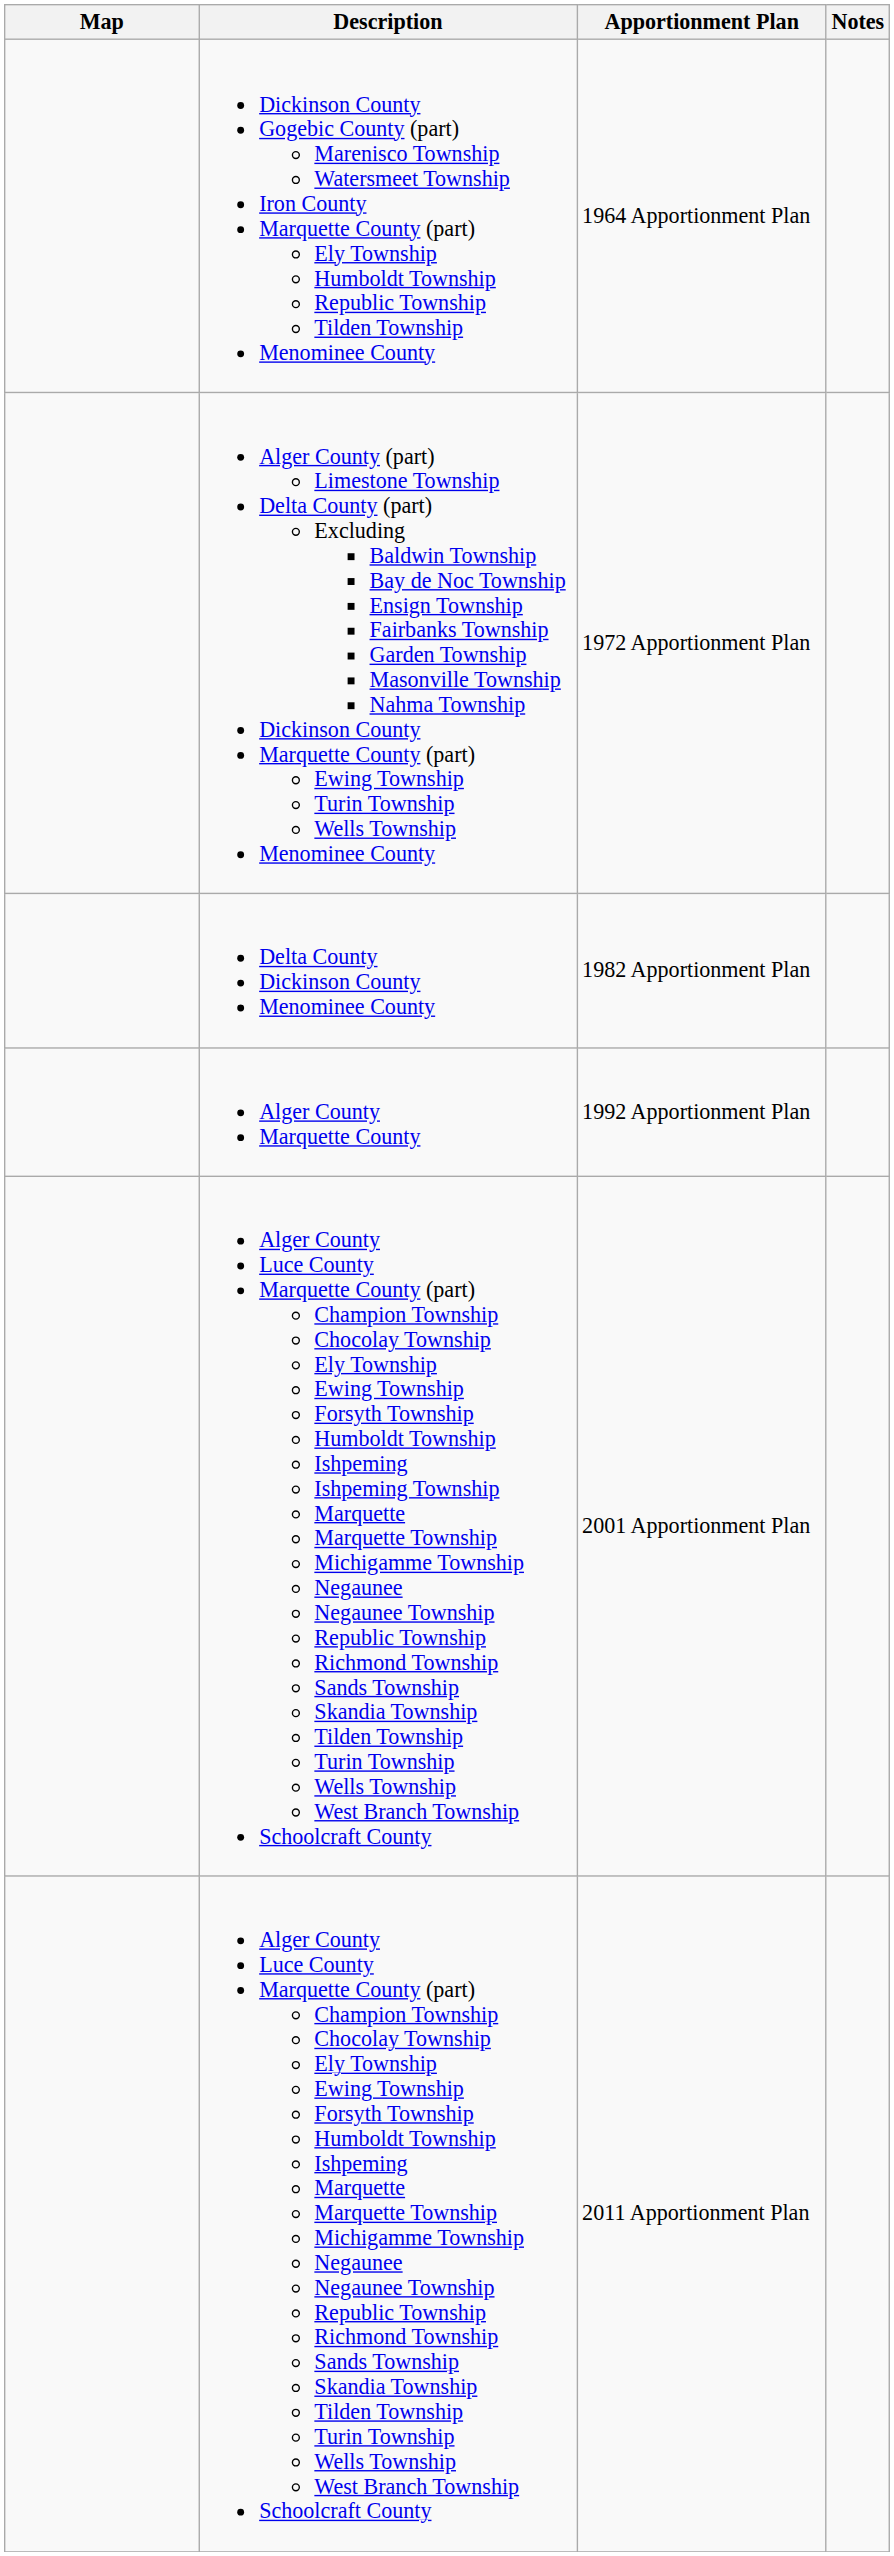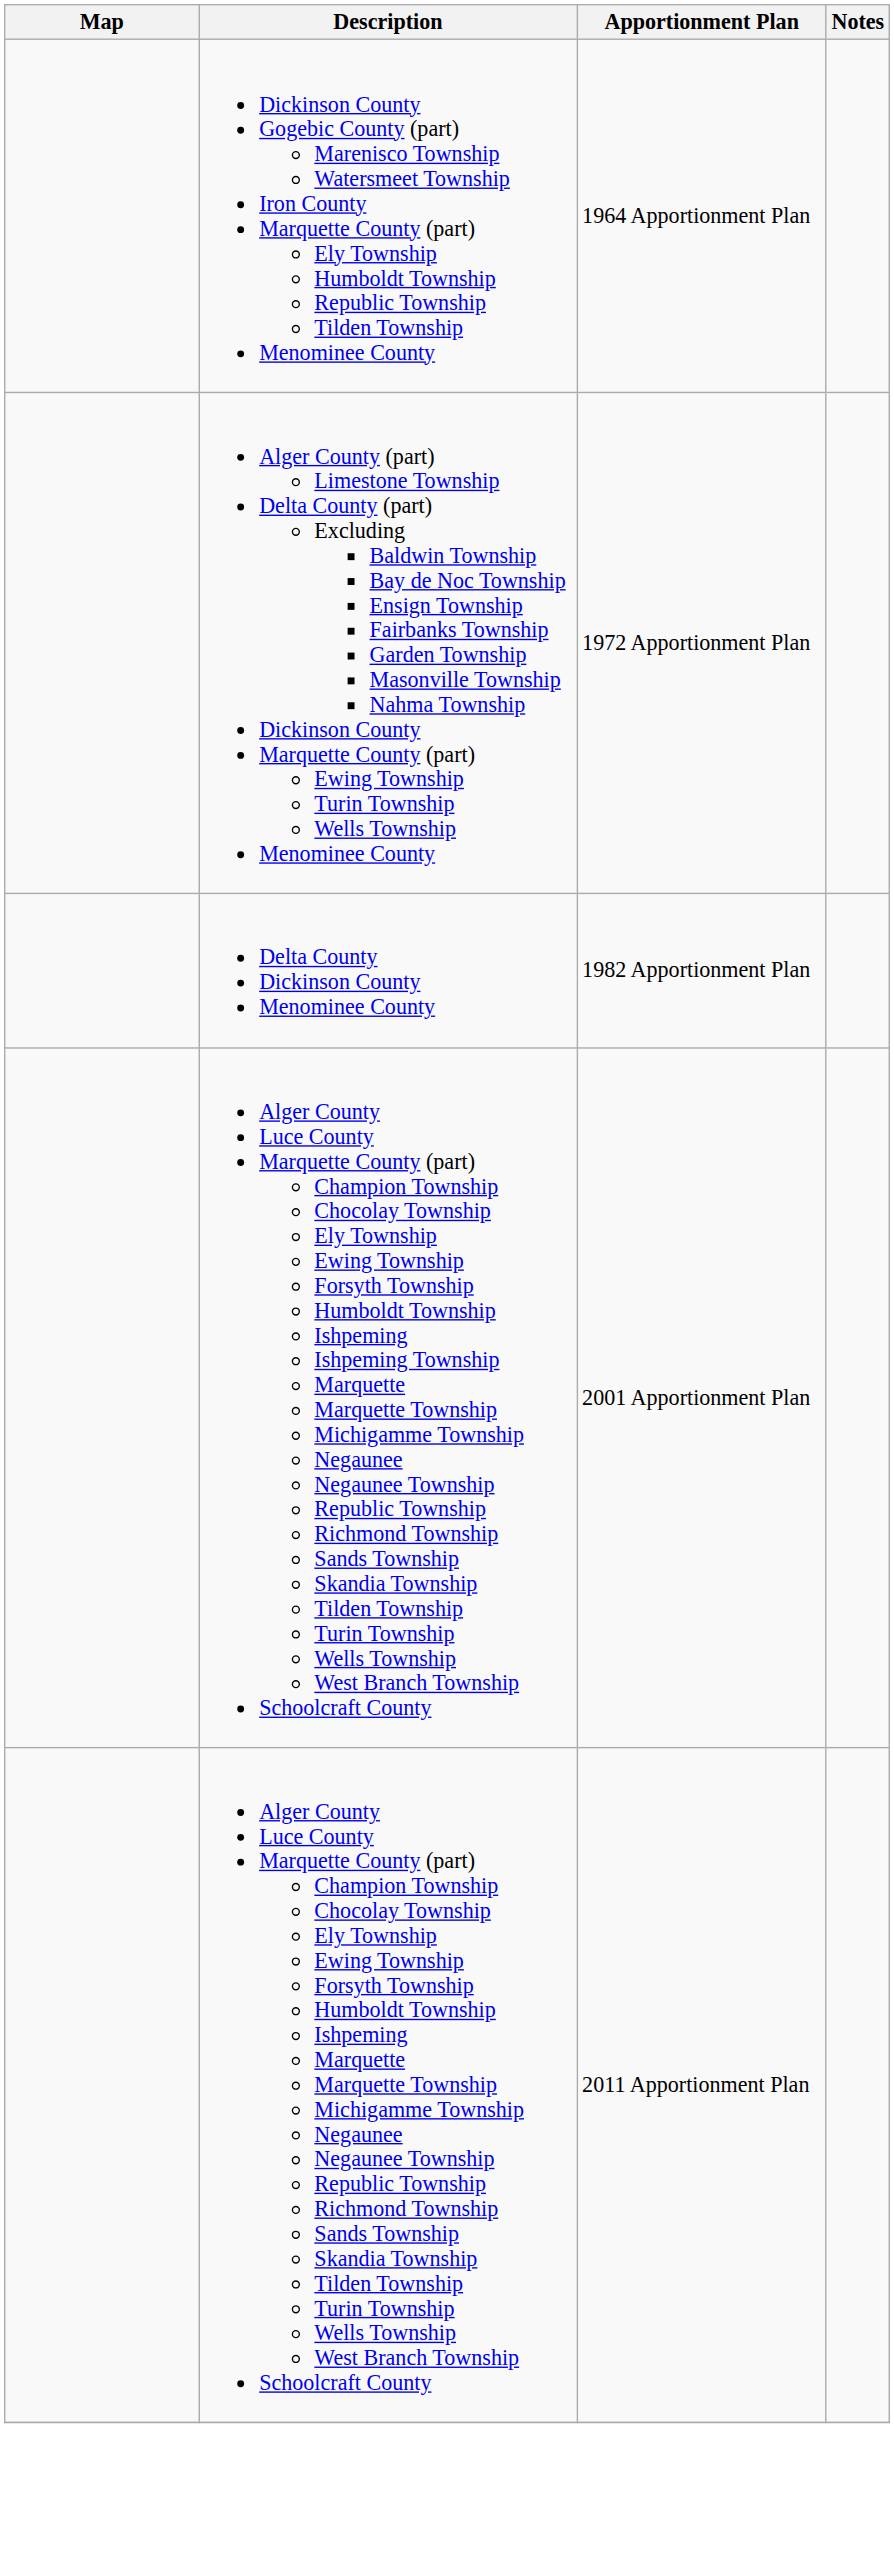- row: (388, 1124)
